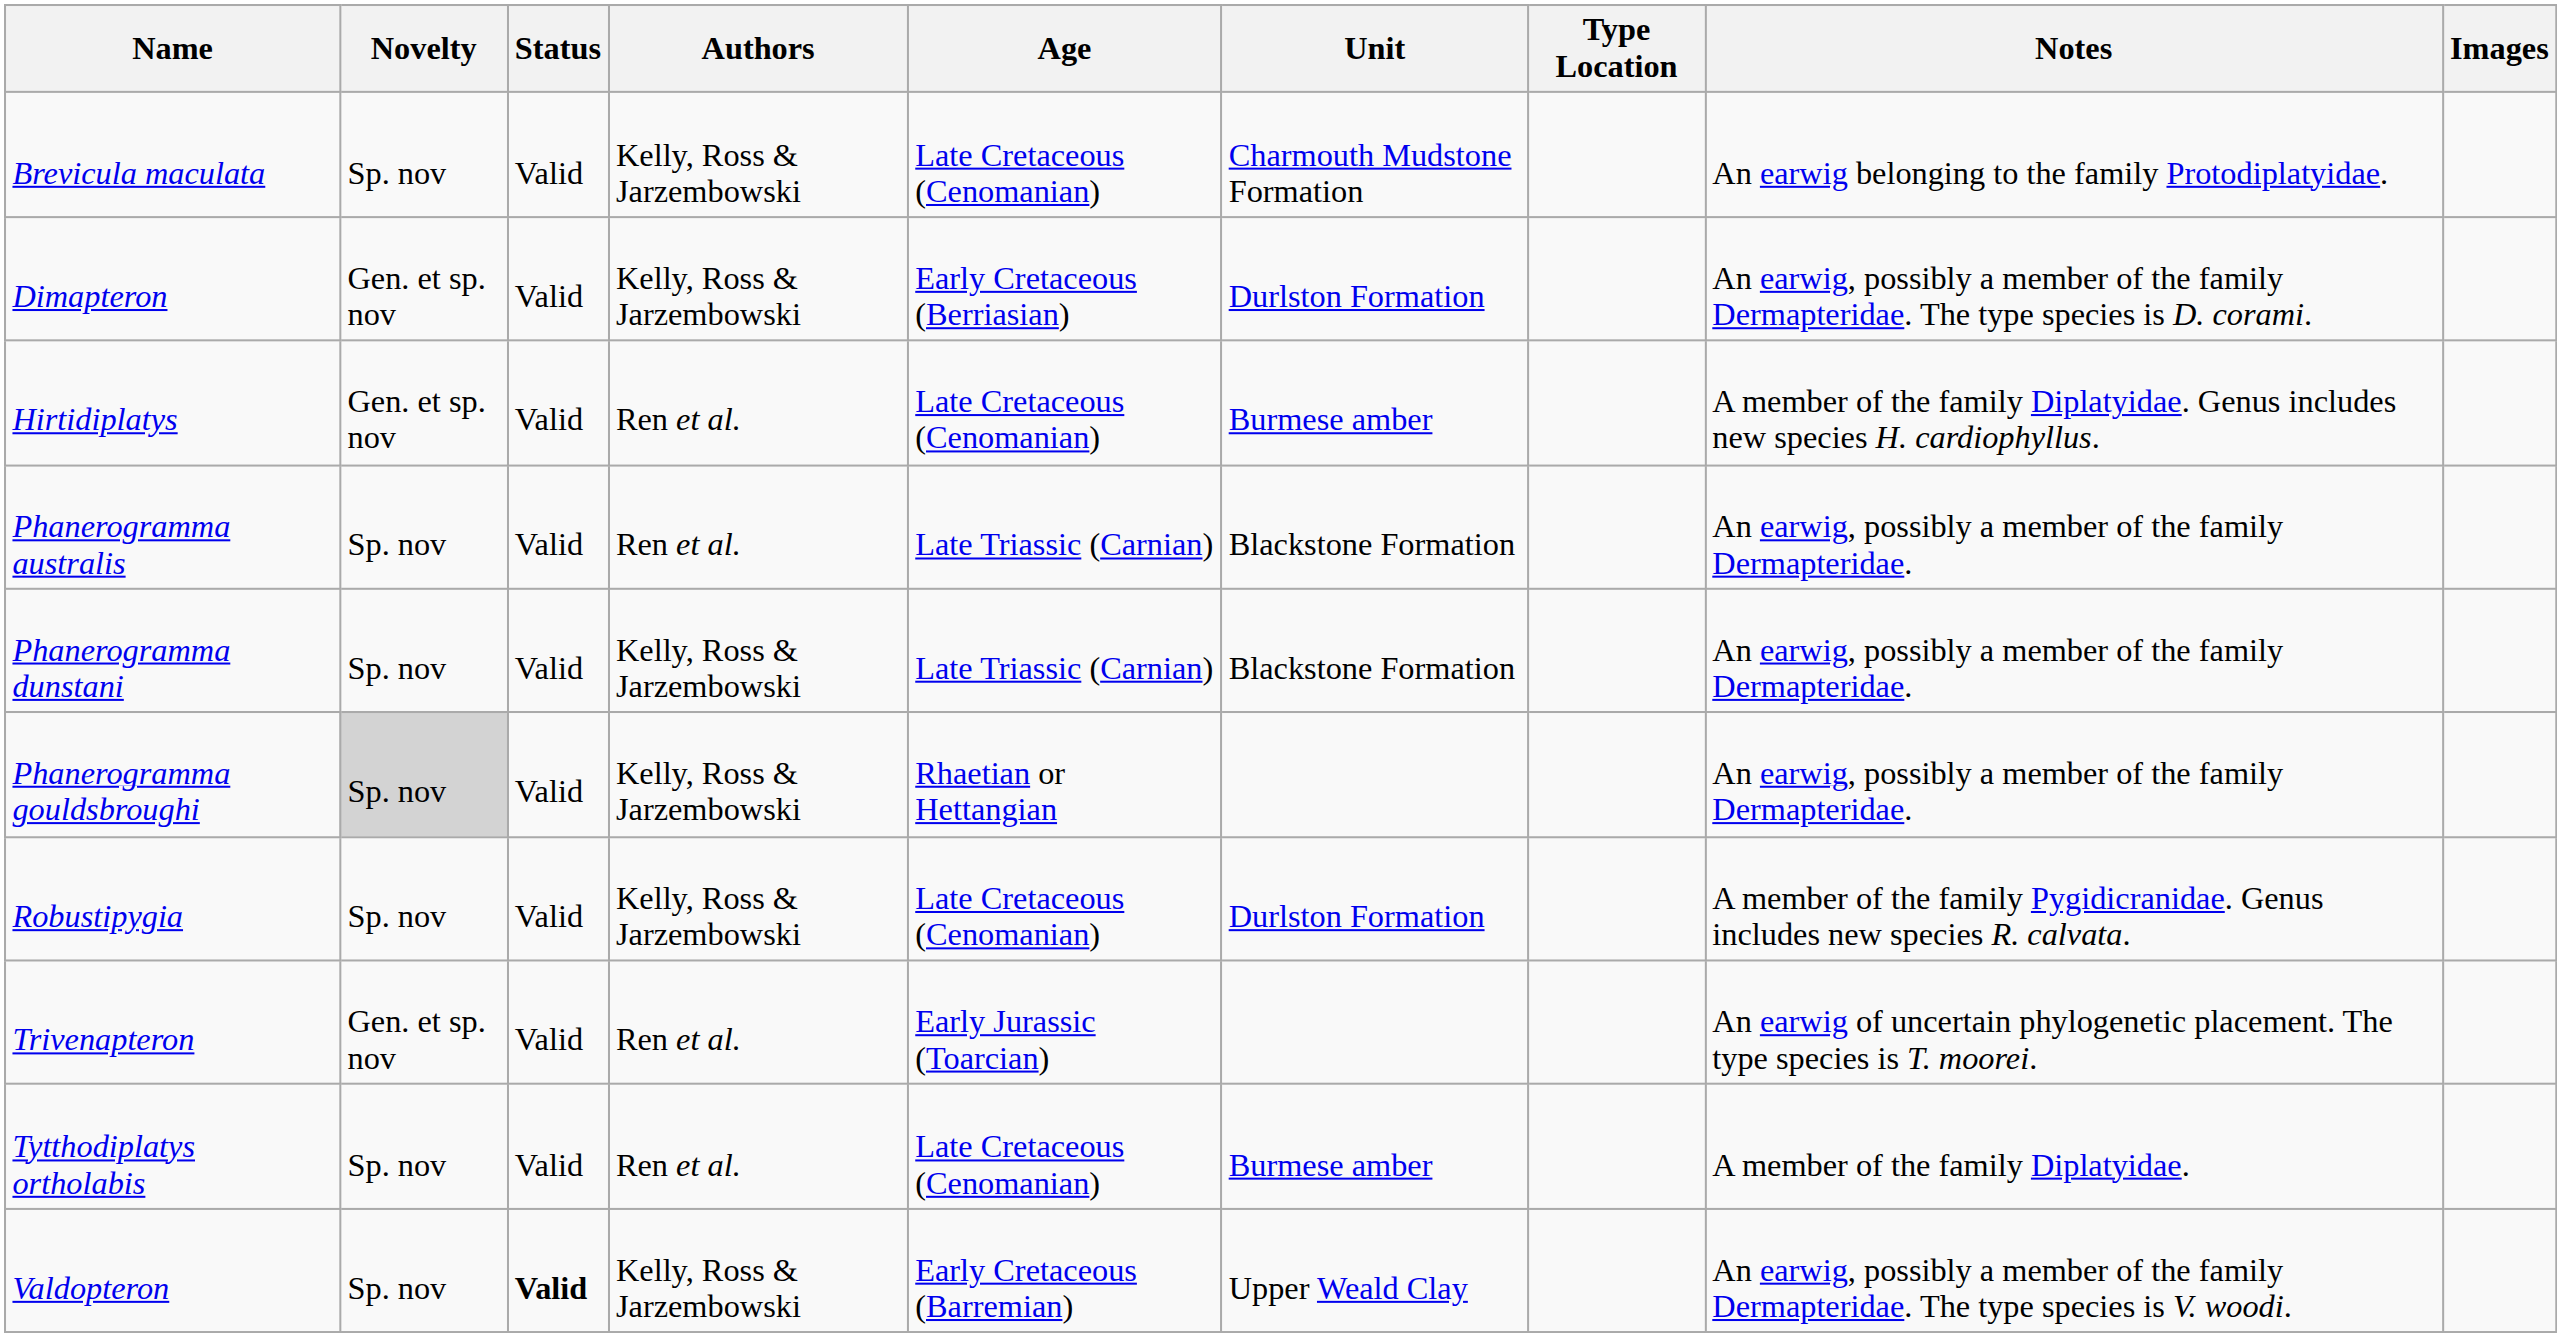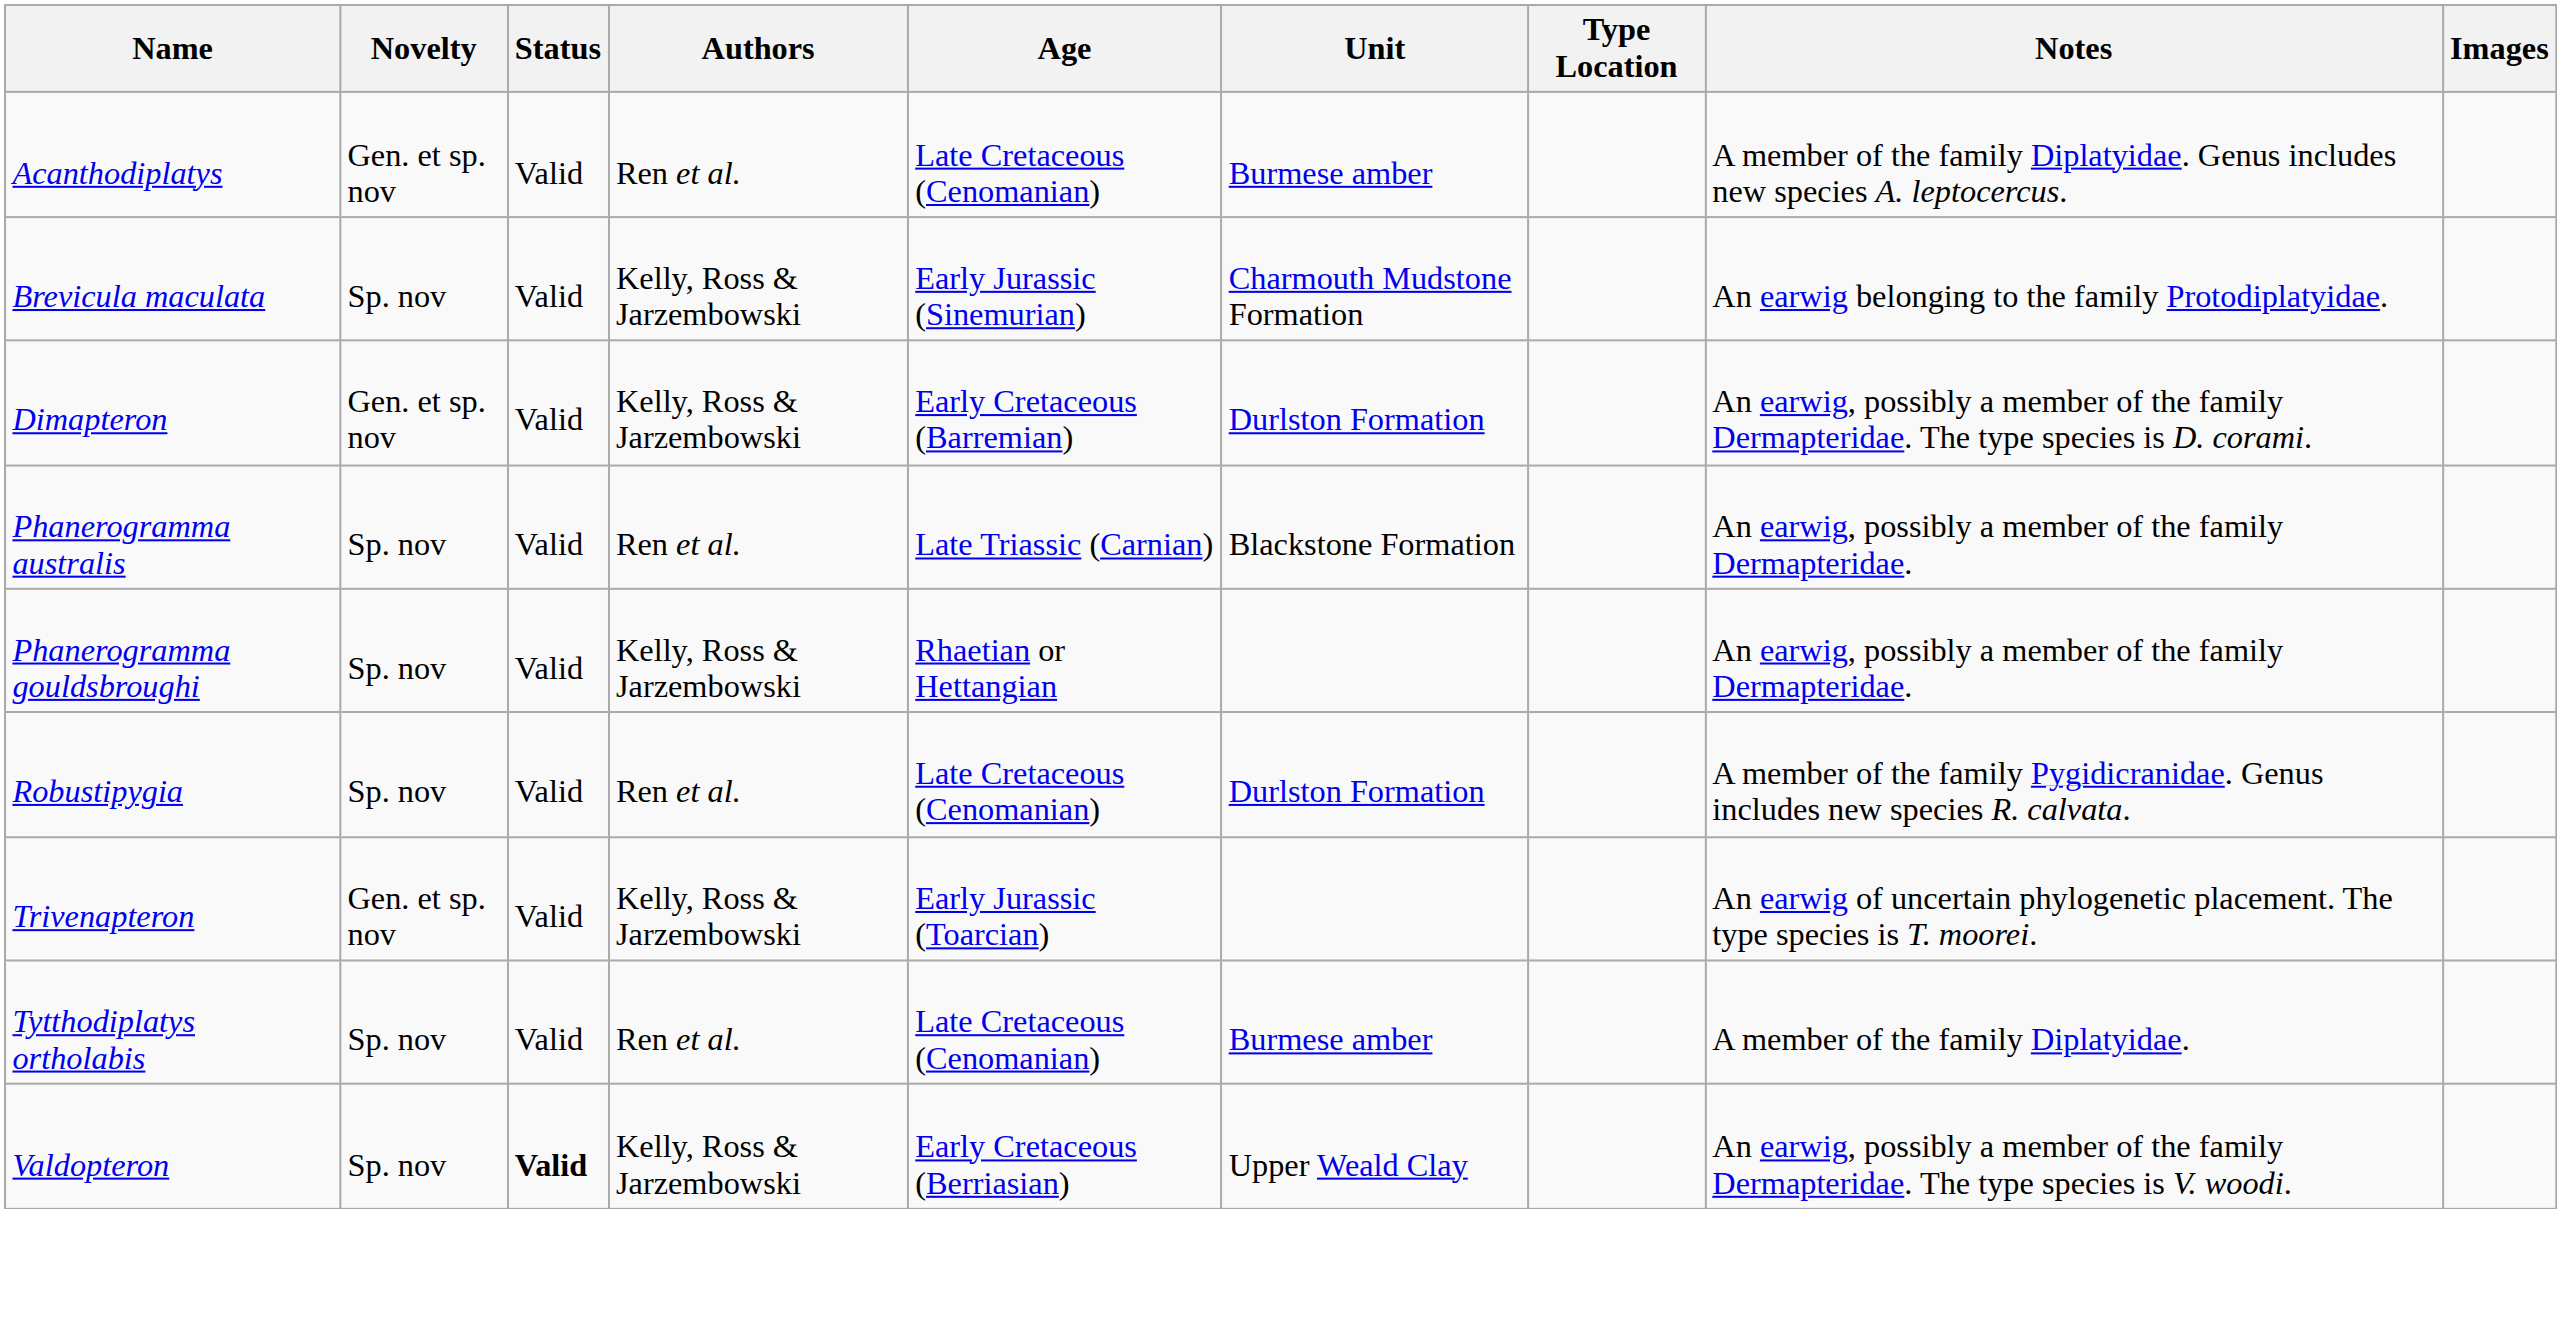+ row: (117, 172)
(1020, 172) Late Cretaceous (Cenomanian) -> (1005, 296) Early Jurassic (Sinemurian)
(1026, 296) Early Cretaceous (Berriasian) -> (1026, 420) Early Cretaceous (Barremian)
- row: (95, 420)
- row: (121, 668)
(397, 792) lightgrey background -> (397, 668) no background
(708, 916) Kelly, Ross & Jarzembowski -> (678, 792) Ren et al.
(678, 1040) Ren et al. -> (708, 916) Kelly, Ross & Jarzembowski
(1026, 1288) Early Cretaceous (Barremian) -> (1026, 1164) Early Cretaceous (Berriasian)
